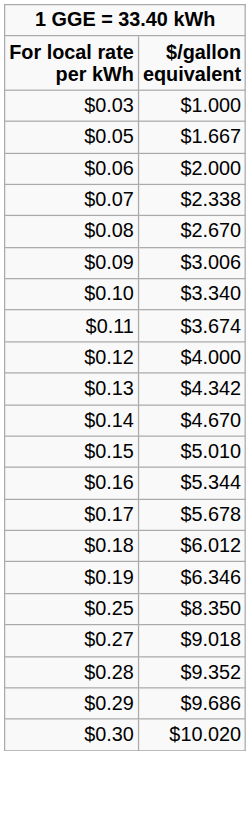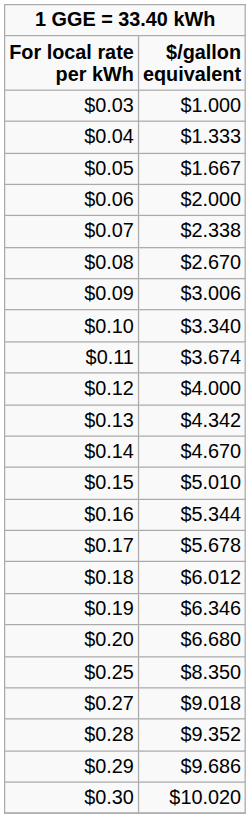+ row: (109, 136)
+ row: (109, 640)
